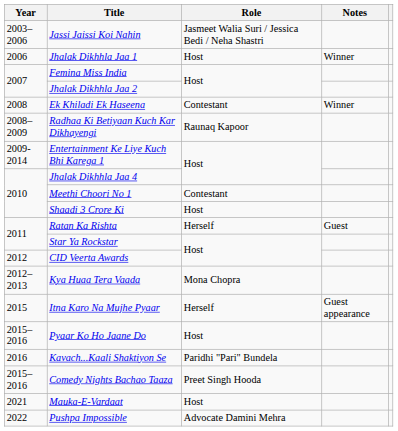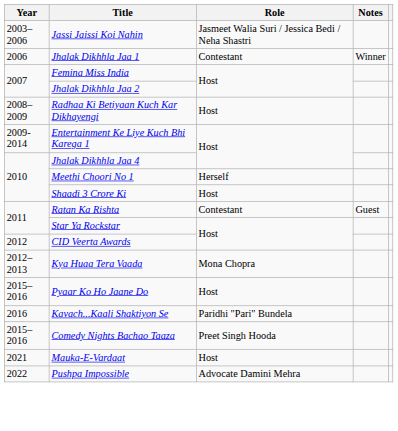(193, 56) Host -> (220, 56) Contestant
- row: (97, 105)
(216, 127) Raunaq Kapoor -> (208, 111) Host
(206, 193) Contestant -> (214, 177) Herself
(199, 225) Herself -> (220, 209) Contestant
- row: (105, 308)
